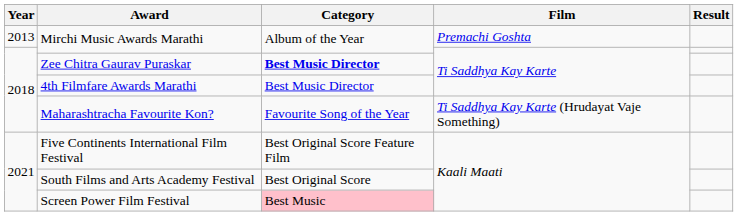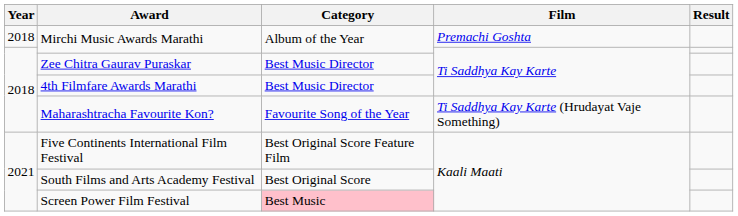(21, 36) 2013 -> (21, 36) 2018
(322, 63) bold -> (319, 63) normal
